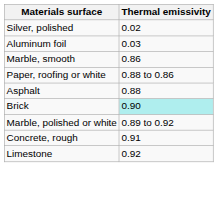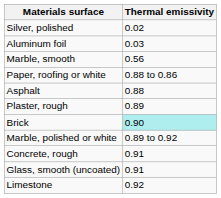(131, 59) 0.86 -> (134, 59) 0.56
+ row: (37, 106)
+ row: (63, 169)
